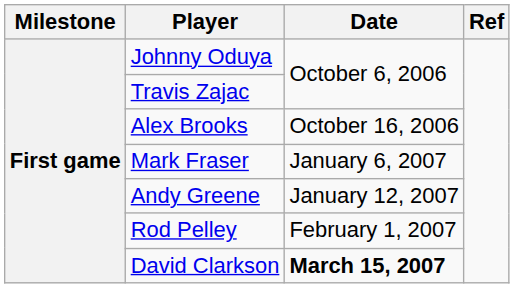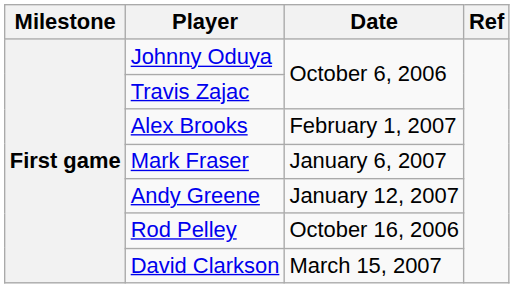(374, 126) October 16, 2006 -> (373, 126) February 1, 2007
(373, 230) February 1, 2007 -> (374, 230) October 16, 2006
(367, 265) bold -> (366, 265) normal
